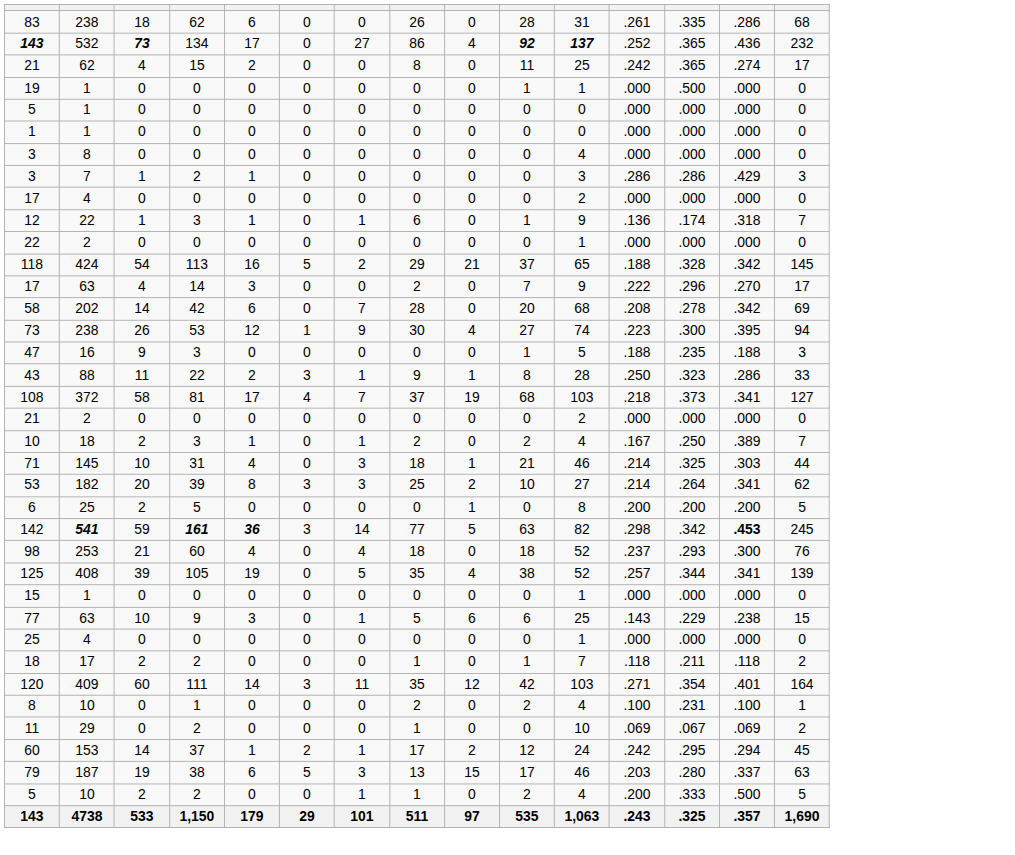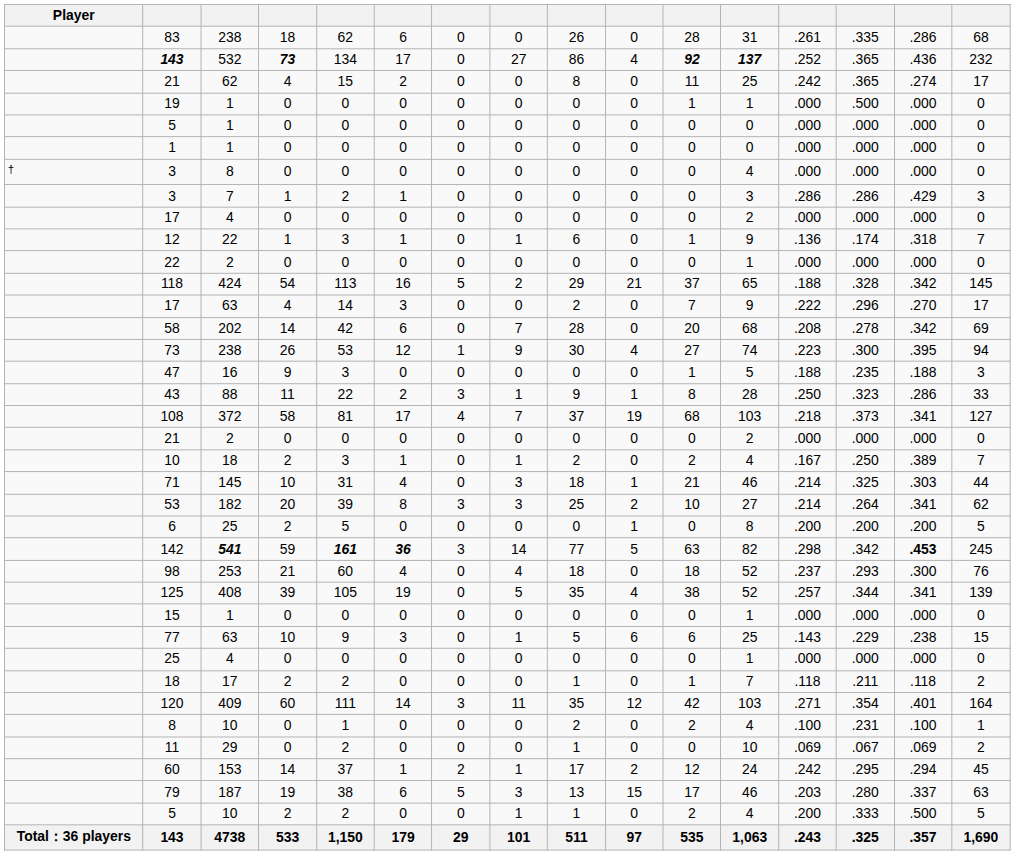+ column: (74, 15)
